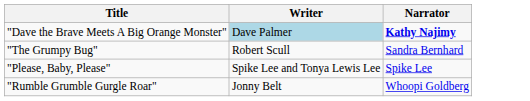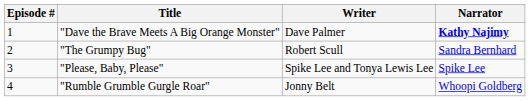+ column: (31, 13)
(262, 31) lightblue background -> (315, 31) no background
